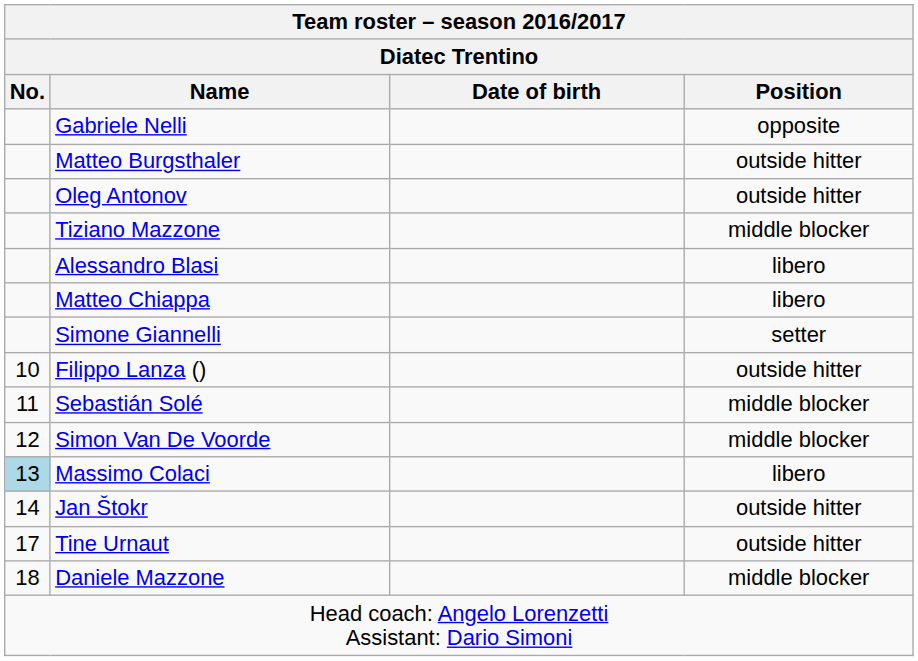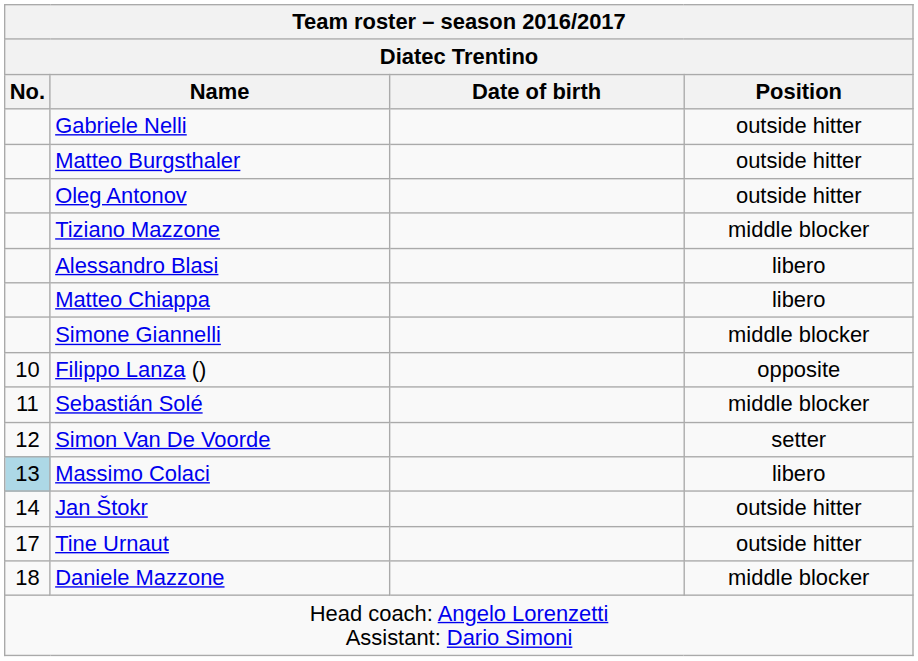(799, 126) opposite -> (799, 126) outside hitter
(799, 334) setter -> (799, 334) middle blocker
(799, 369) outside hitter -> (799, 369) opposite
(799, 439) middle blocker -> (799, 439) setter
